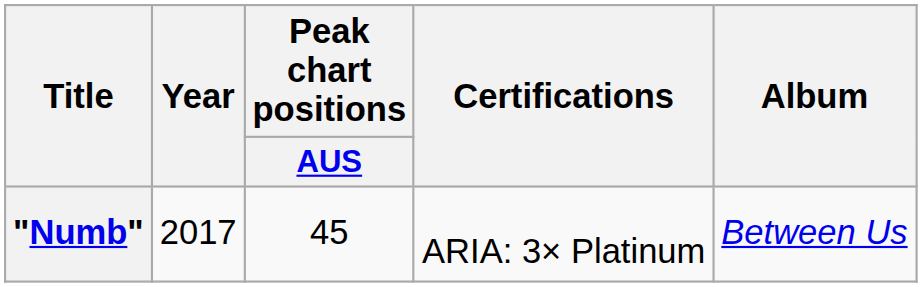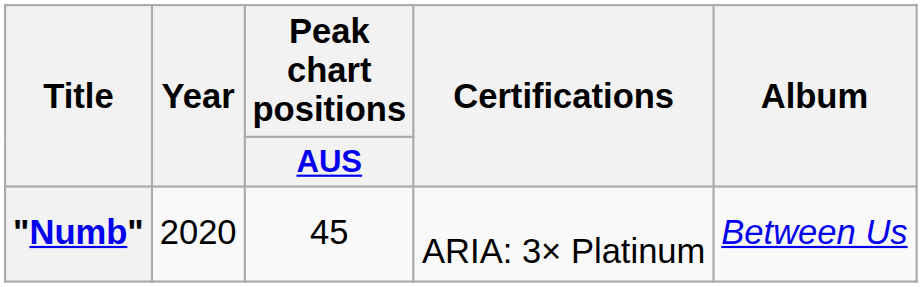(198, 233) 2017 -> (198, 233) 2020
